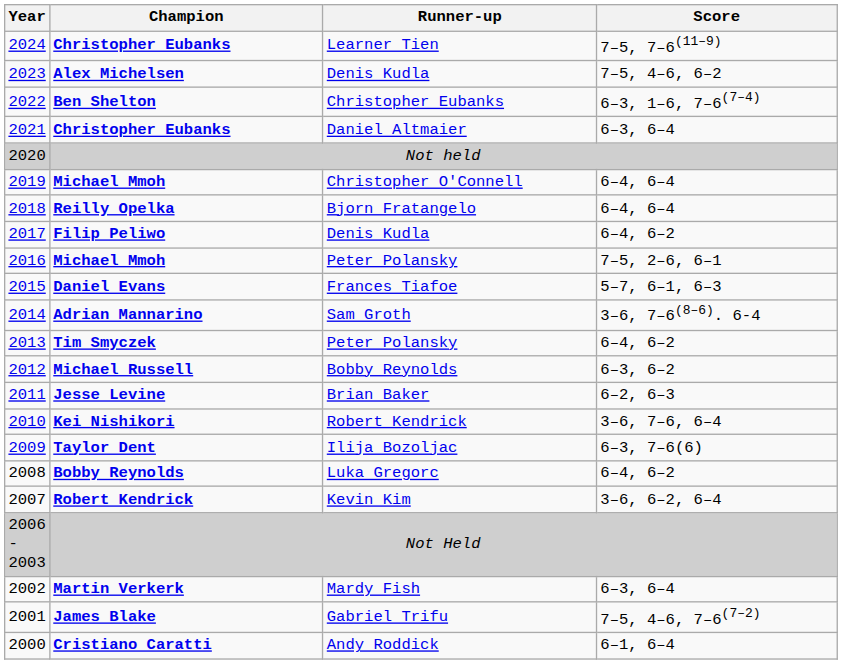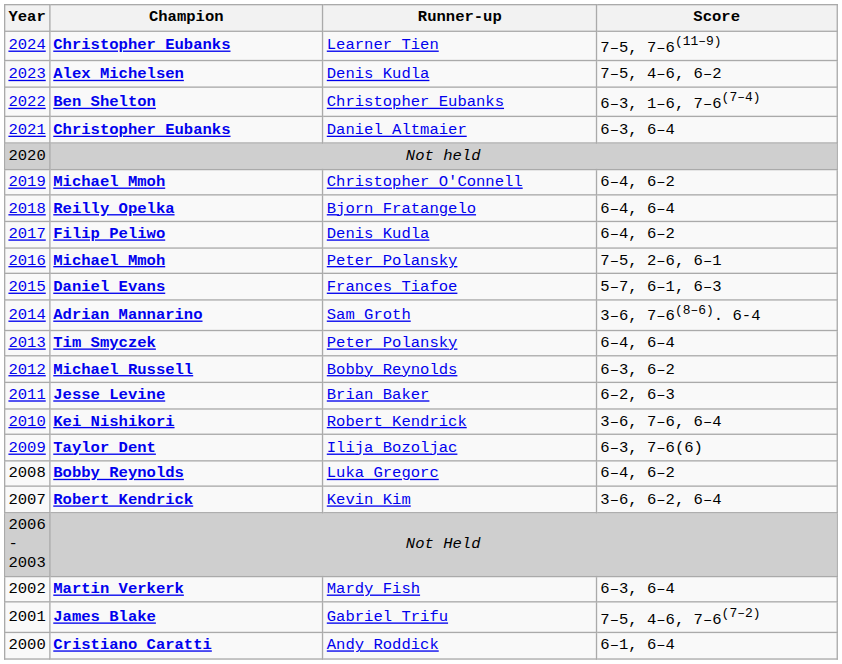(638, 182) 6–4, 6–4 -> (638, 182) 6–4, 6–2
(638, 343) 6–4, 6–2 -> (638, 343) 6–4, 6–4
